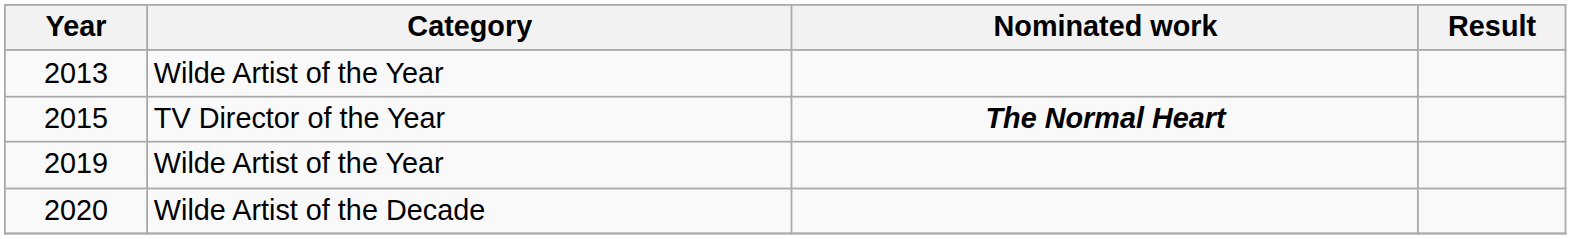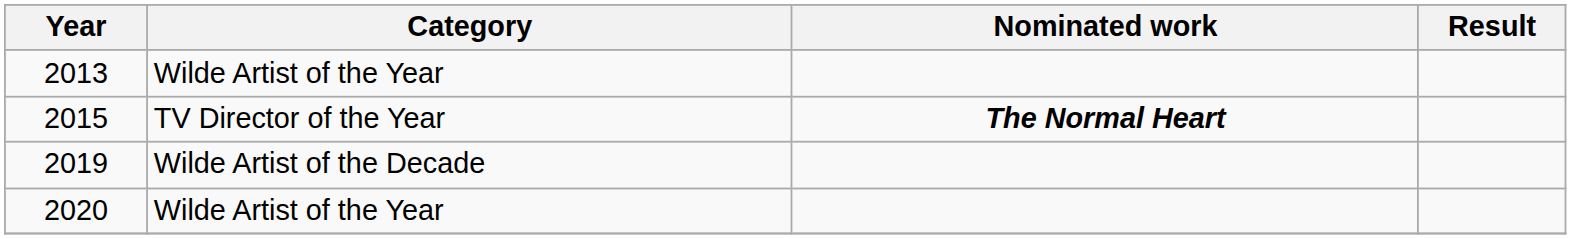(299, 164) Wilde Artist of the Year -> (320, 164) Wilde Artist of the Decade
(320, 210) Wilde Artist of the Decade -> (299, 210) Wilde Artist of the Year
